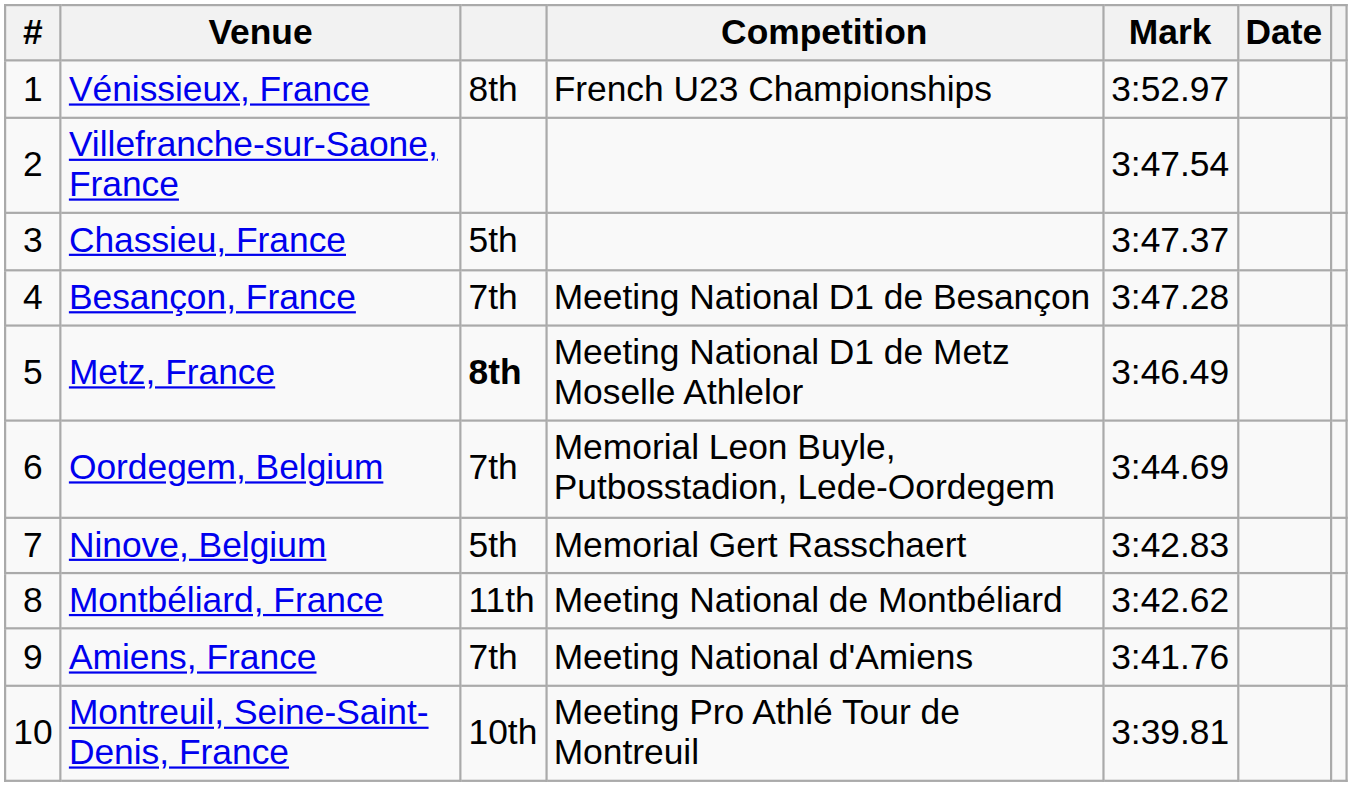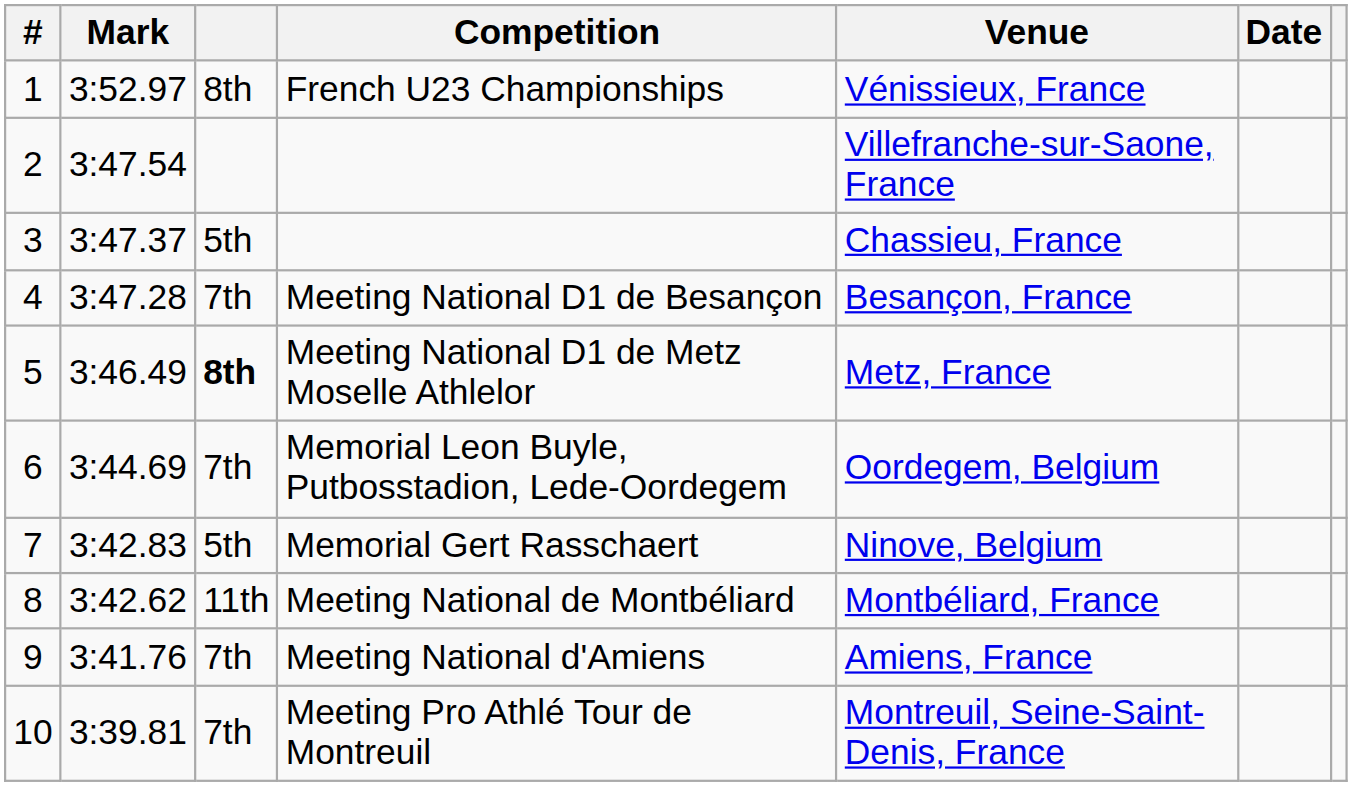columns swapped: (1170, 32) <-> (261, 32)
(503, 732) 10th -> (228, 732) 7th
